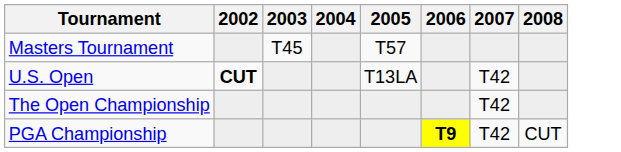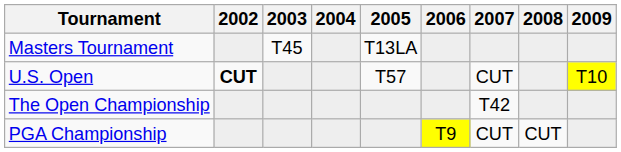+ column: (592, 19)
(391, 48) T57 -> (391, 48) T13LA
(391, 76) T13LA -> (391, 76) T57
(494, 76) T42 -> (494, 76) CUT
(446, 134) bold -> (446, 134) normal
(494, 134) T42 -> (494, 134) CUT
